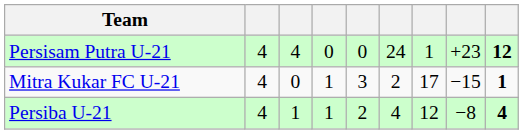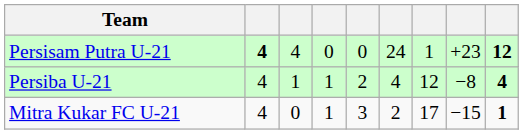(262, 50) normal -> (262, 50) bold
rows swapped: (60, 112) <-> (94, 81)
